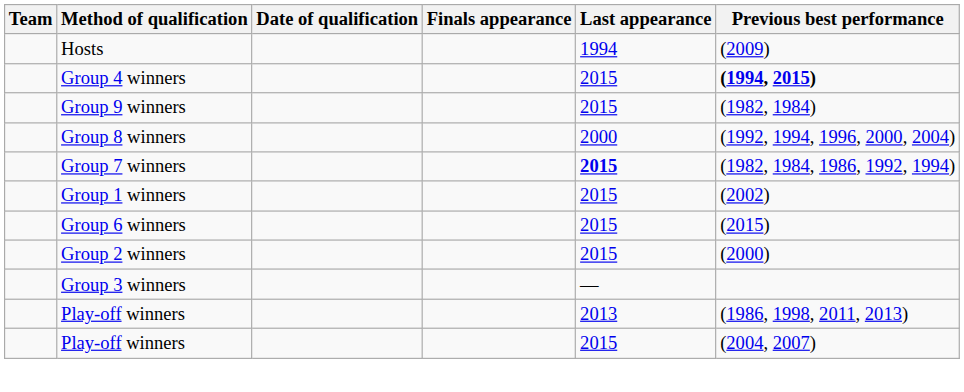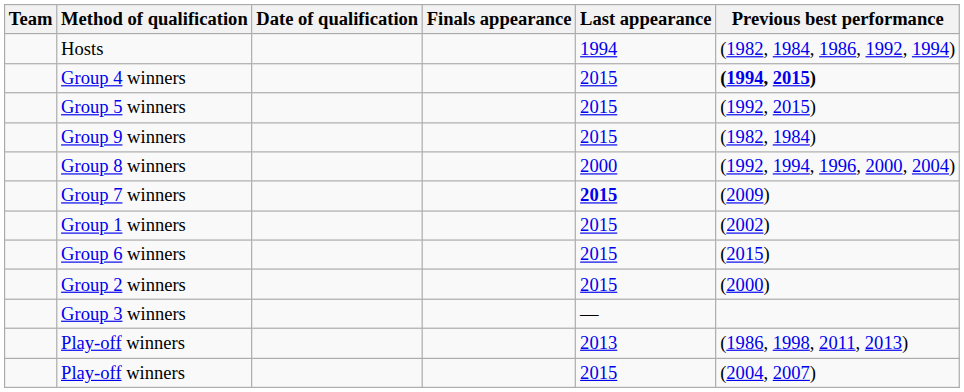(745, 48) (2009) -> (838, 48) (1982, 1984, 1986, 1992, 1994)
+ row: (31, 108)
(838, 166) (1982, 1984, 1986, 1992, 1994) -> (745, 195) (2009)
